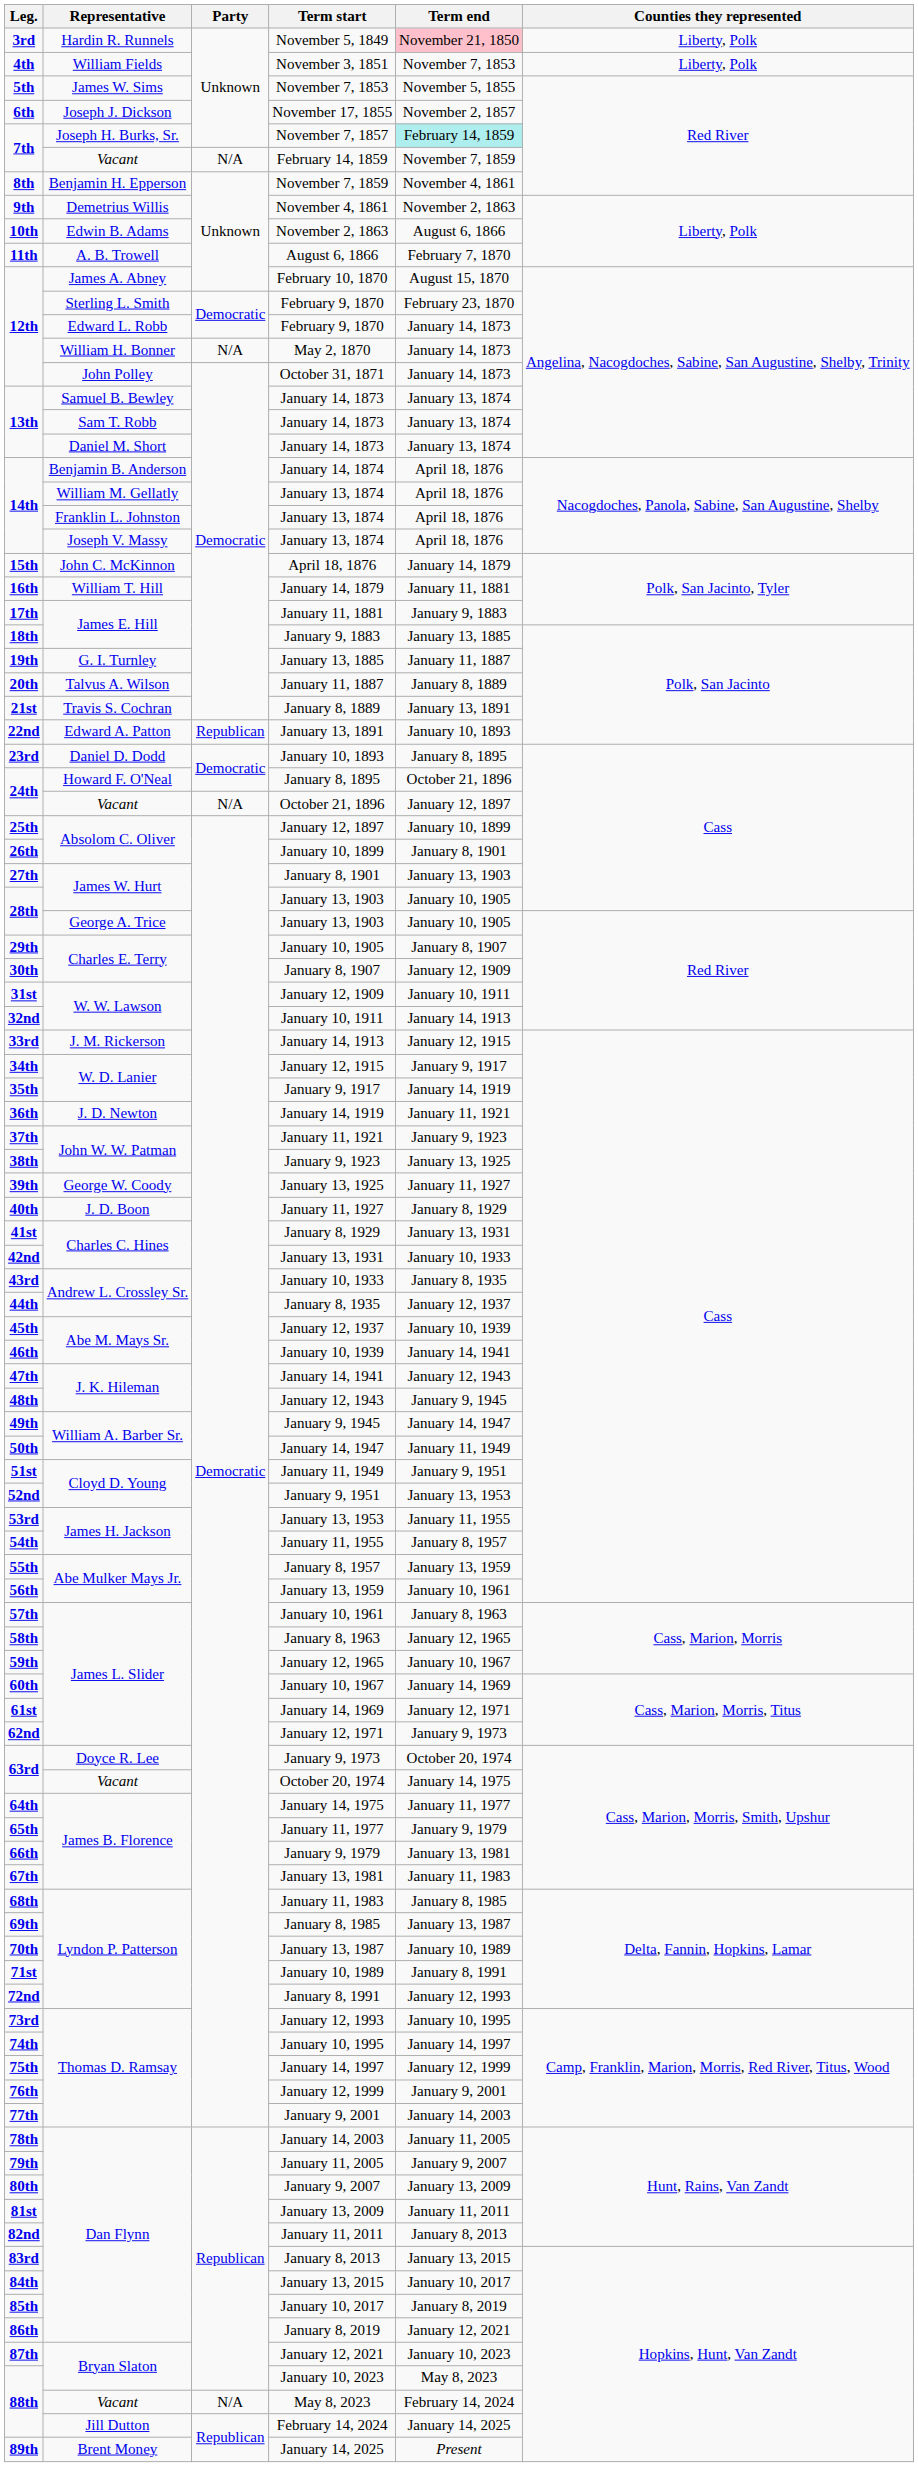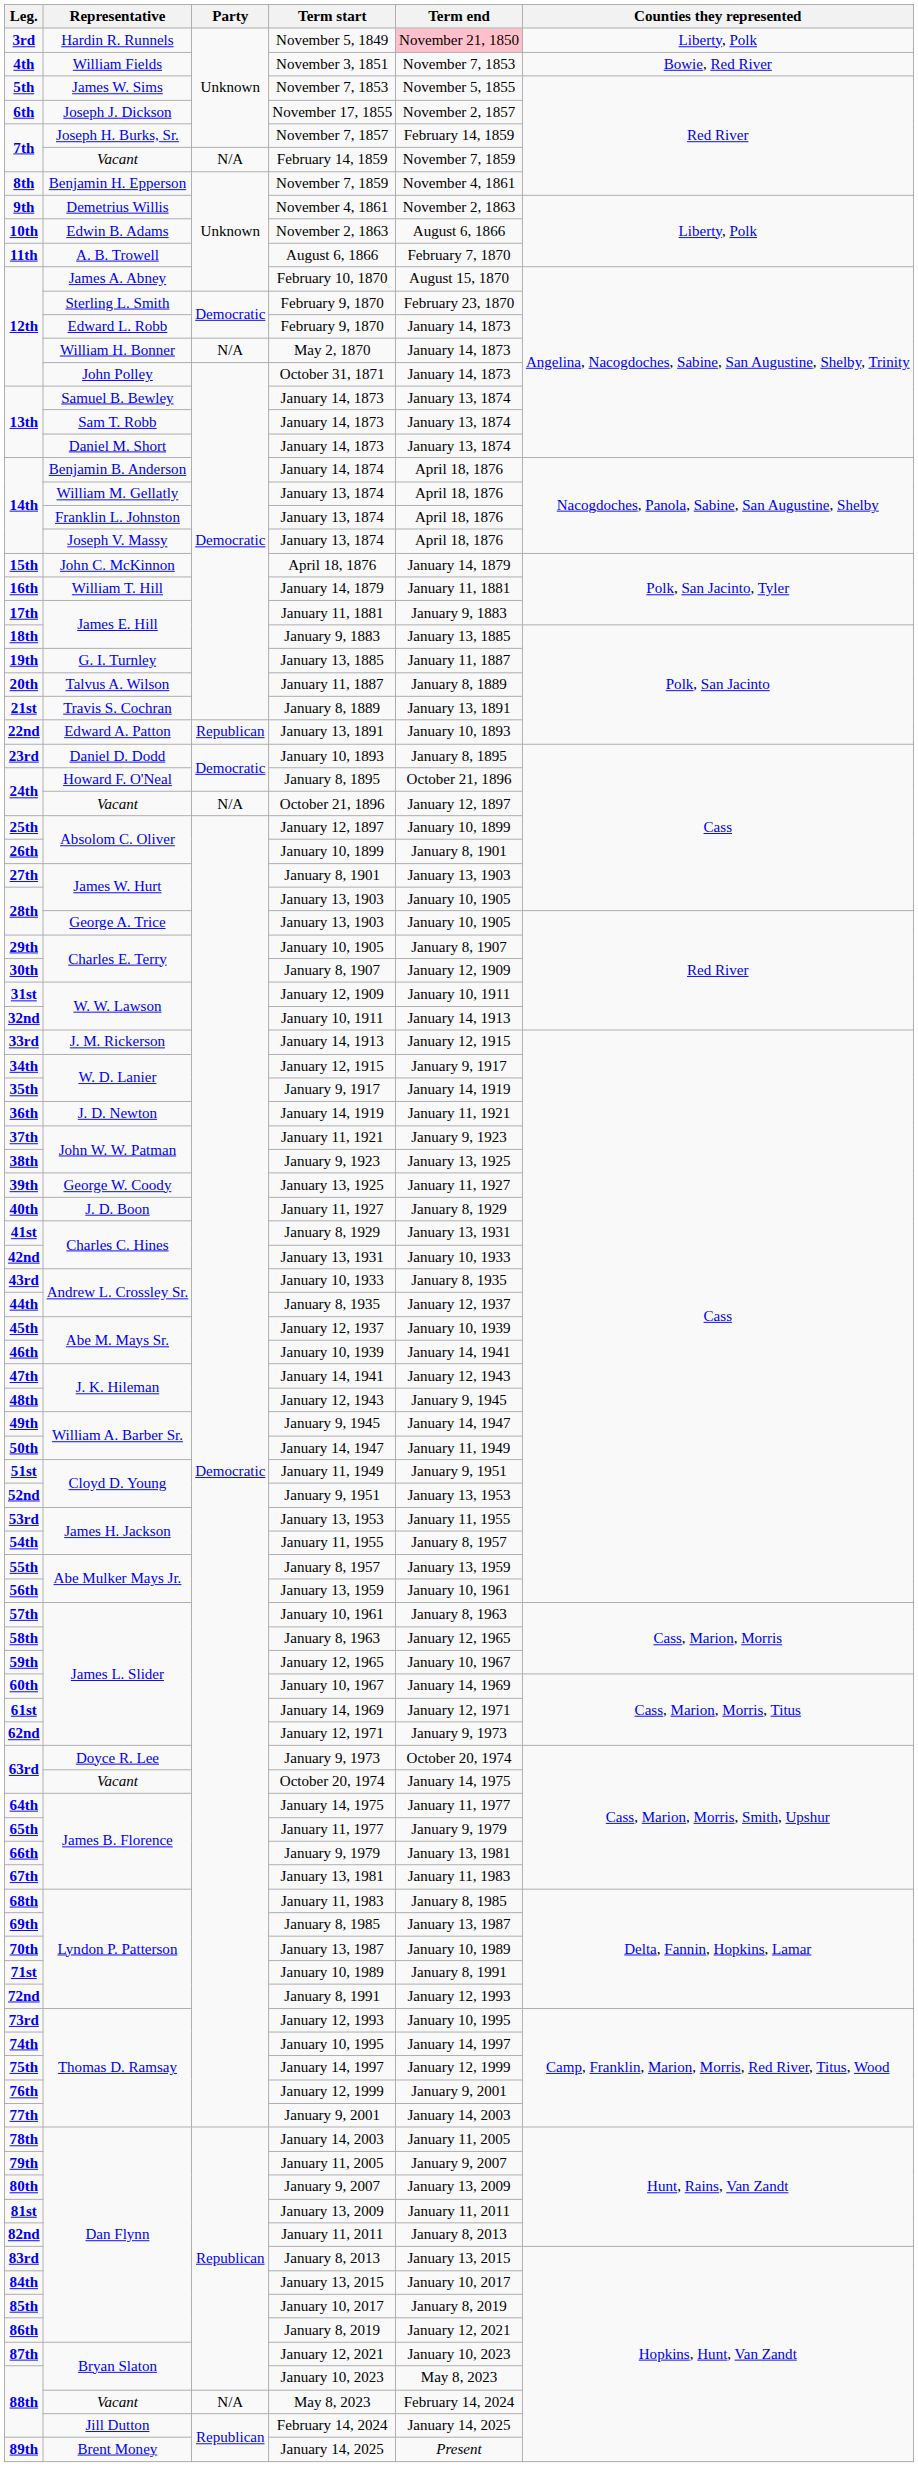(718, 64) Liberty, Polk -> (718, 64) Bowie, Red River
(459, 135) paleturquoise background -> (459, 135) no background
